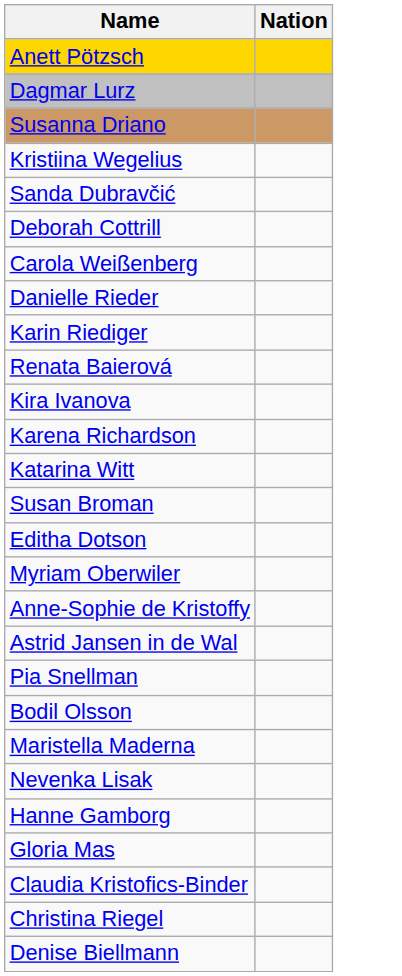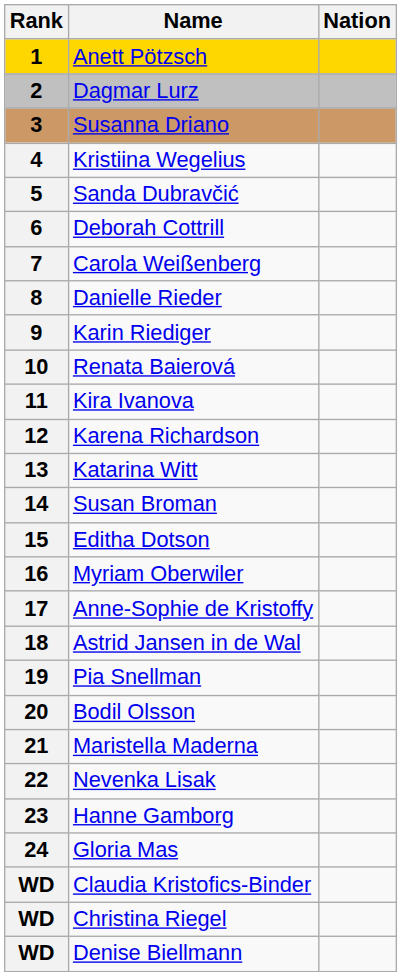+ column: (36, 21)
